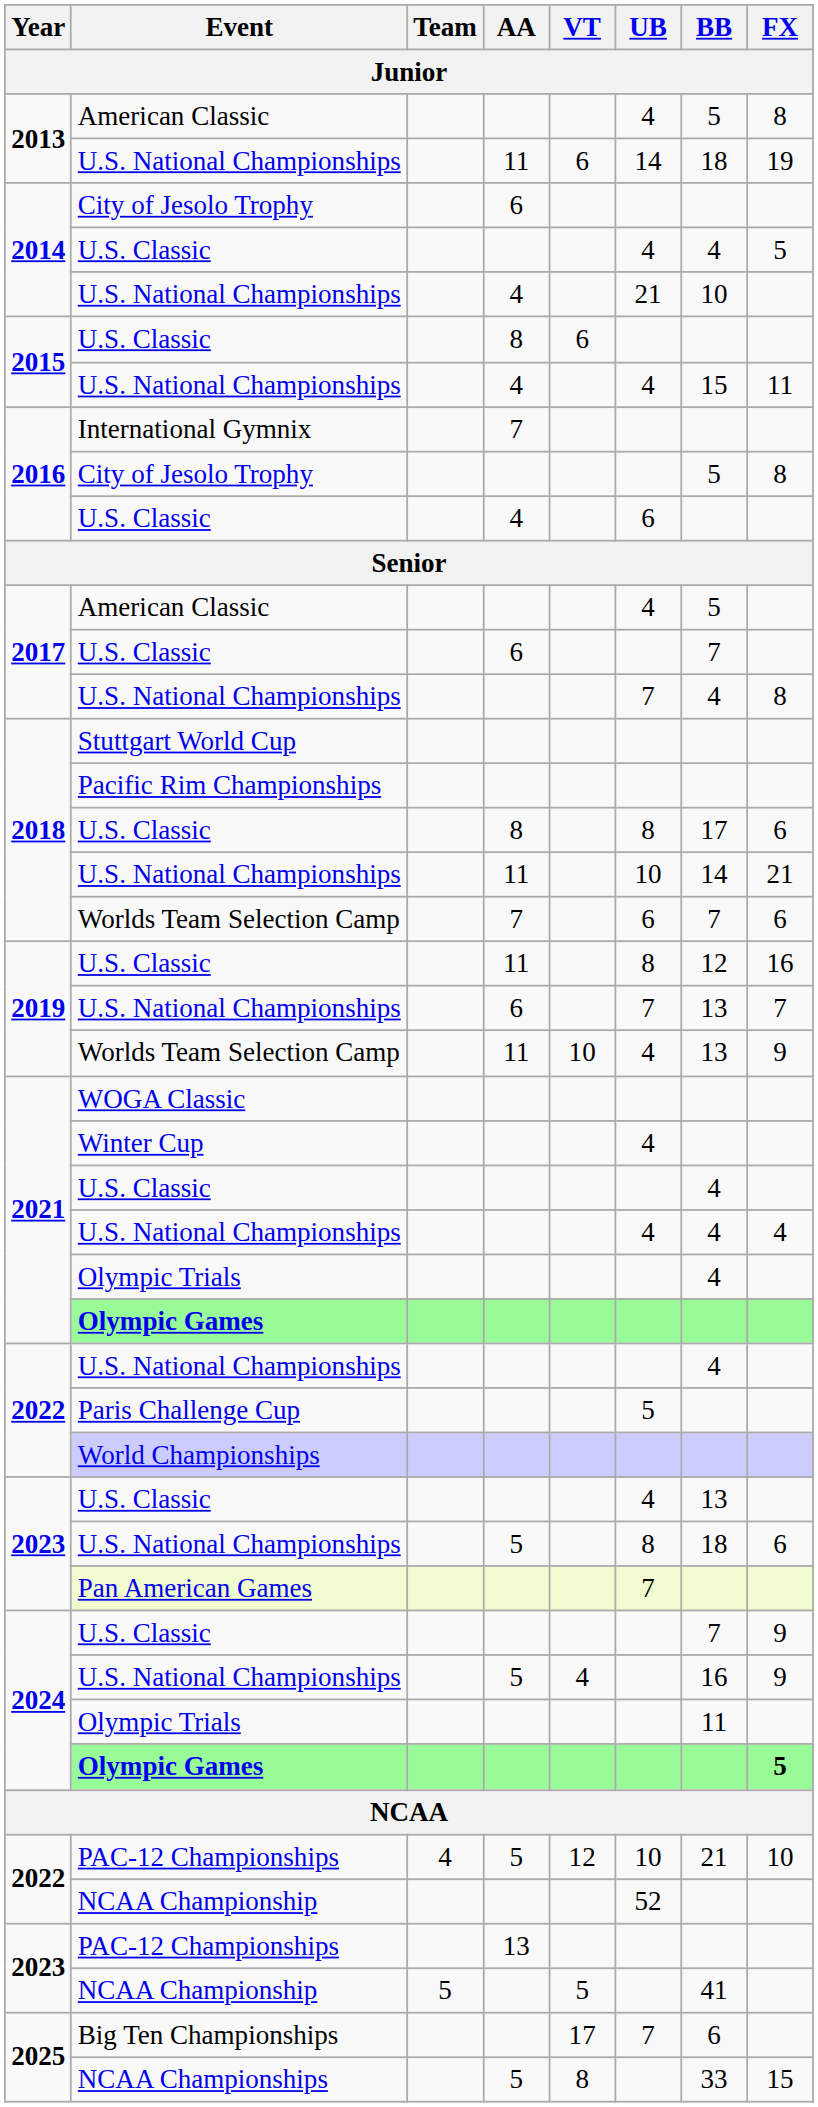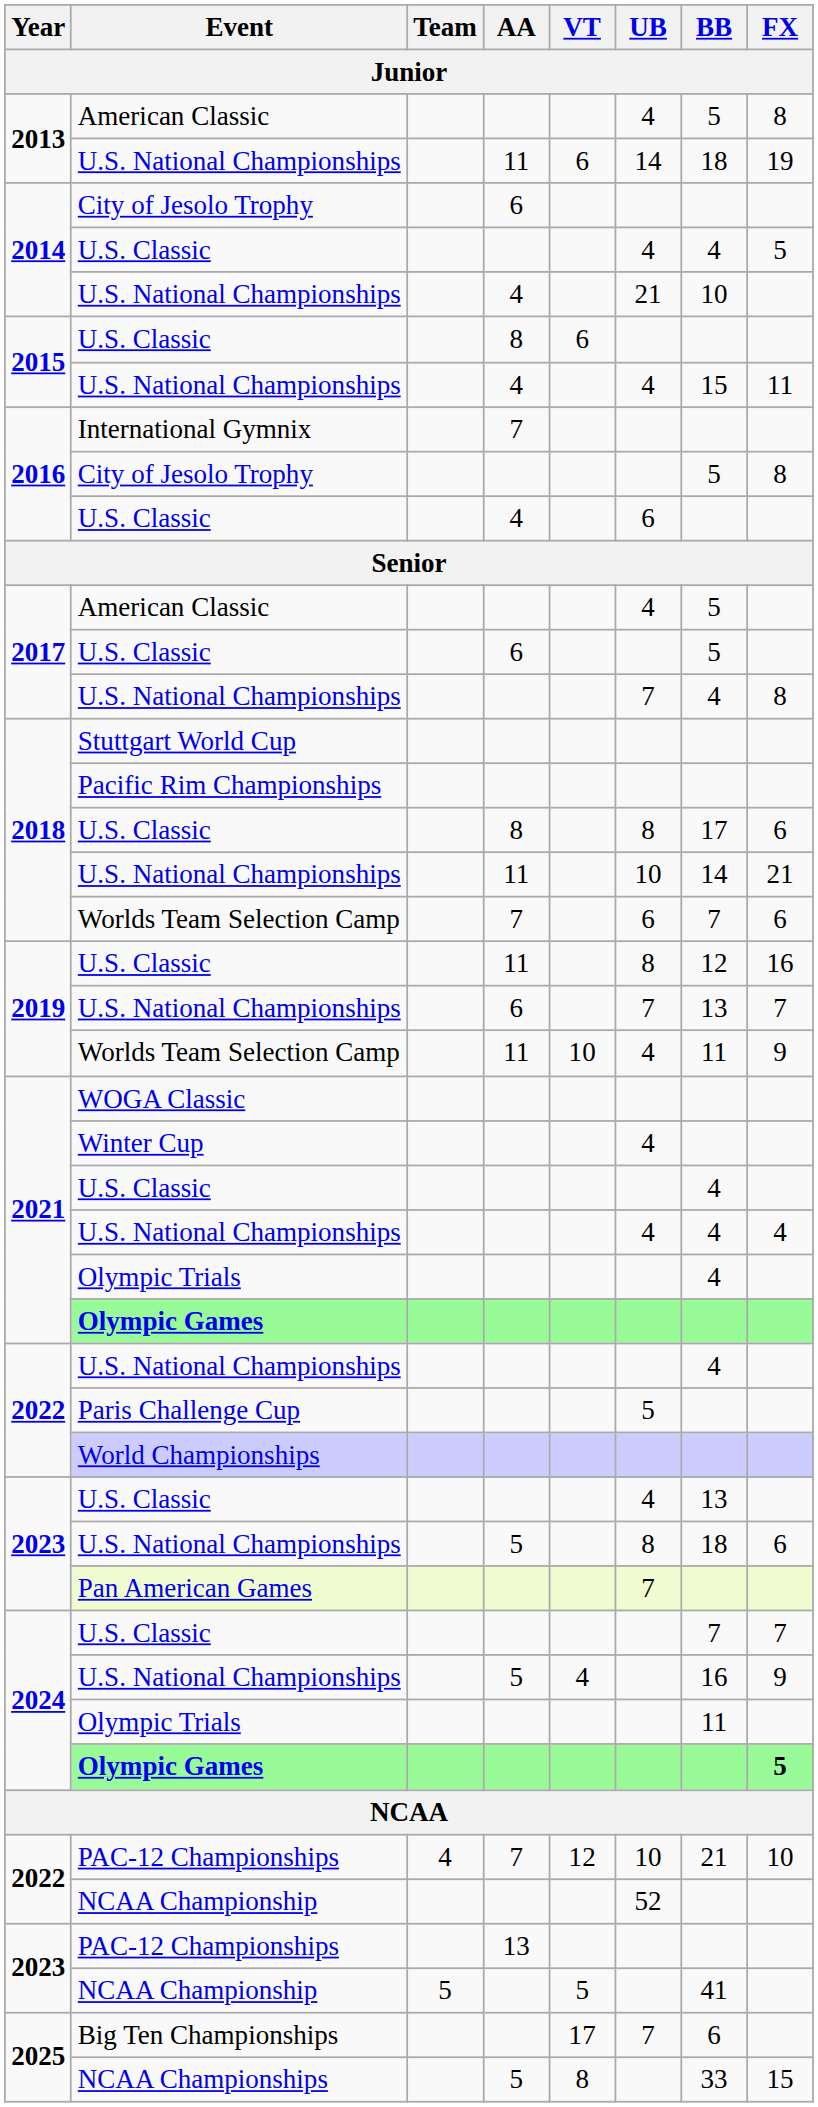(714, 651) 7 -> (714, 651) 5
(714, 1053) 13 -> (714, 1053) 11
(780, 1632) 9 -> (780, 1632) 7
(516, 1856) 5 -> (516, 1856) 7
